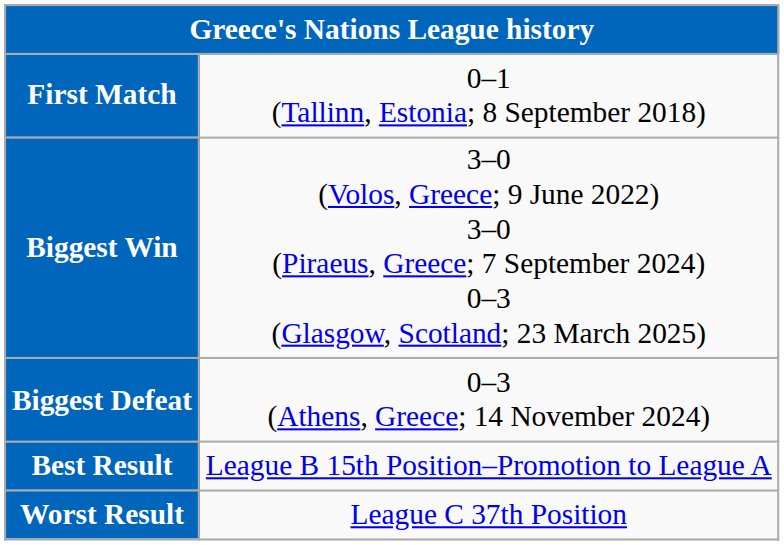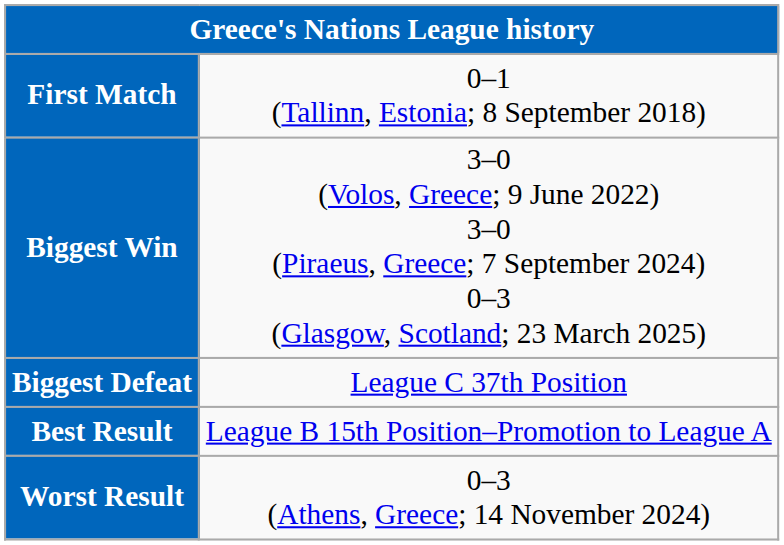(489, 399) 0–3 (Athens, Greece; 14 November 2024) -> (489, 382) League C 37th Position
(489, 514) League C 37th Position -> (489, 496) 0–3 (Athens, Greece; 14 November 2024)
